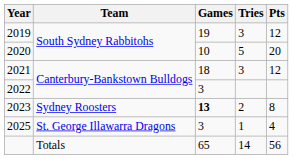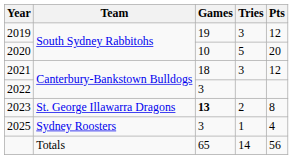(76, 107) Sydney Roosters -> (106, 107) St. George Illawarra Dragons
(106, 126) St. George Illawarra Dragons -> (76, 126) Sydney Roosters
